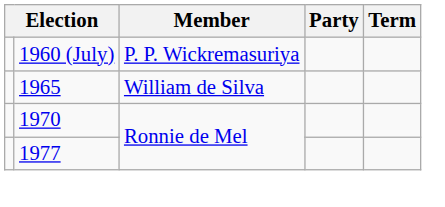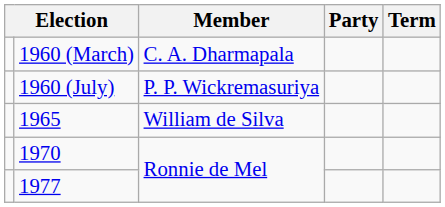+ row: (77, 53)
